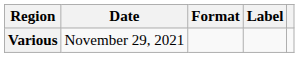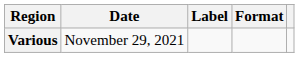columns swapped: (216, 16) <-> (265, 16)
